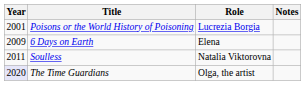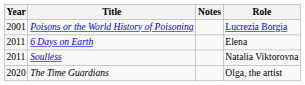columns swapped: (234, 12) <-> (287, 12)
(16, 42) 2009 -> (16, 42) 2011
(16, 73) lavender background -> (16, 73) no background
